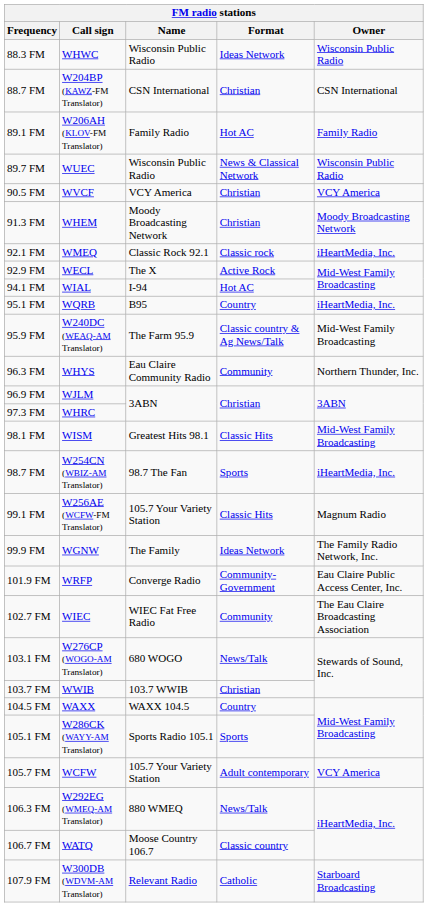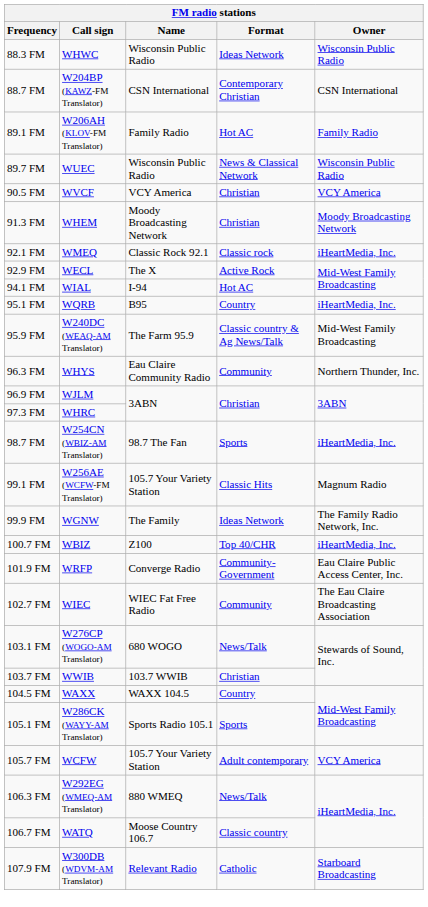(240, 90) Christian -> (251, 90) Contemporary Christian
- row: (26, 436)
+ row: (29, 544)
